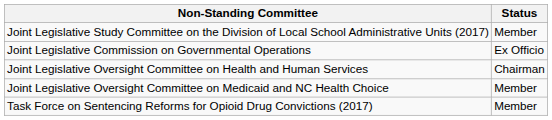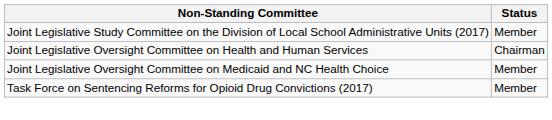- row: (159, 50)
